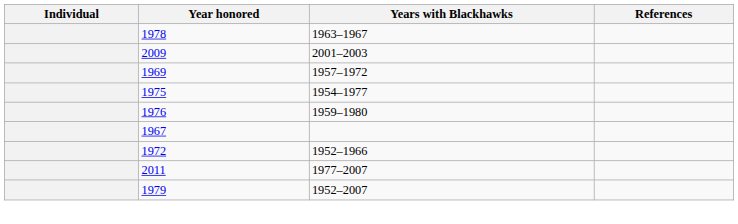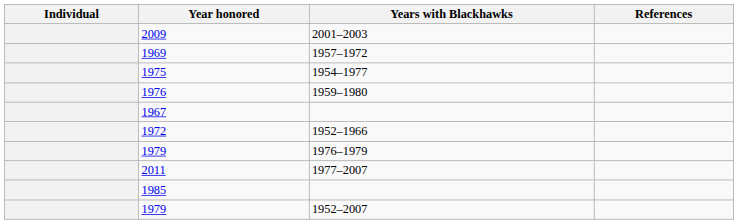- row: (154, 33)
+ row: (154, 151)
+ row: (154, 190)
